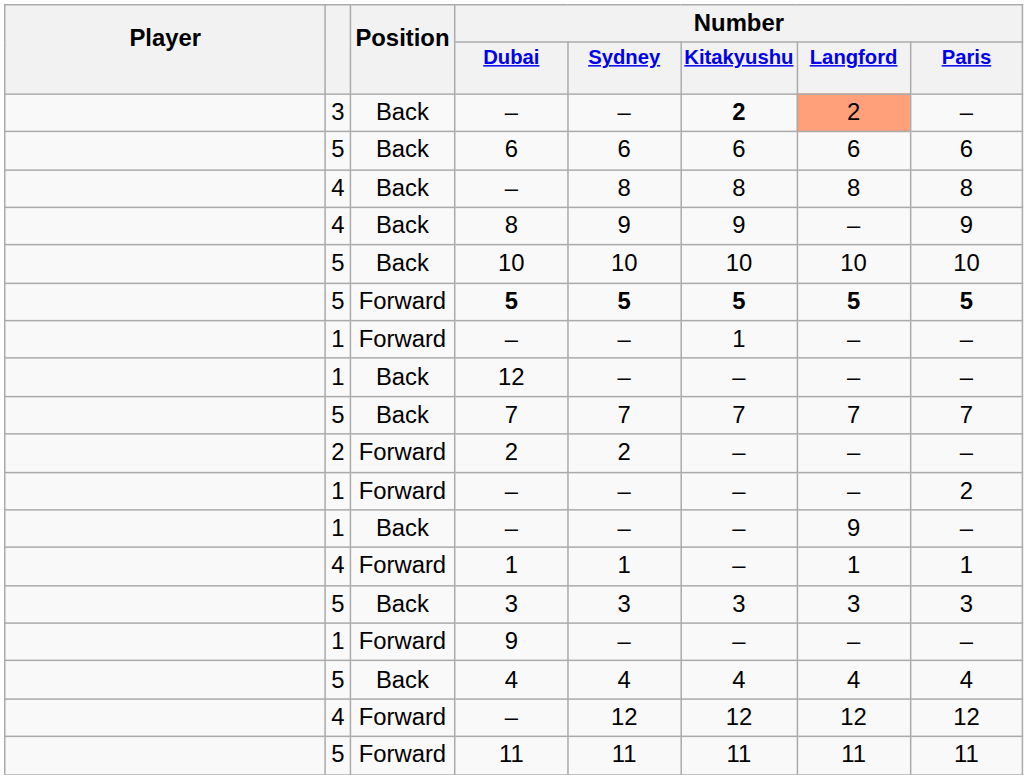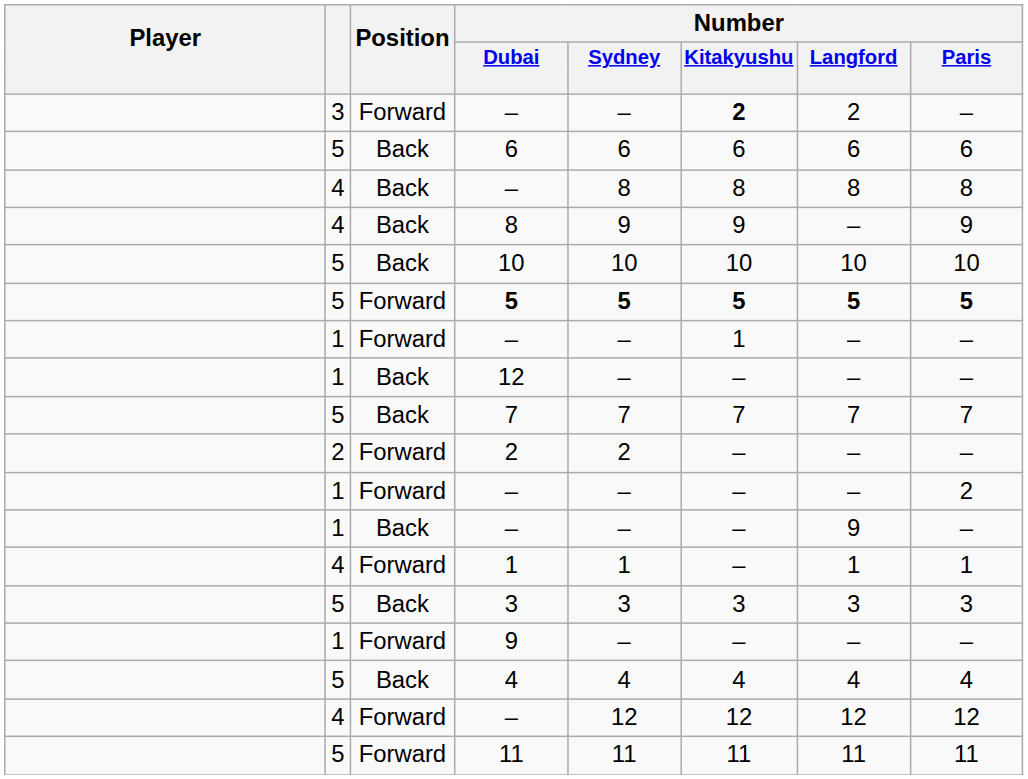(402, 112) Back -> (402, 112) Forward
(854, 112) lightsalmon background -> (854, 112) no background
